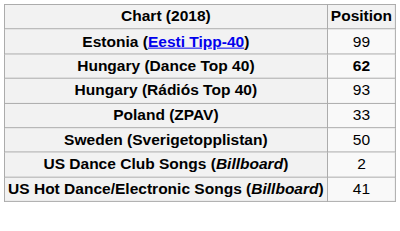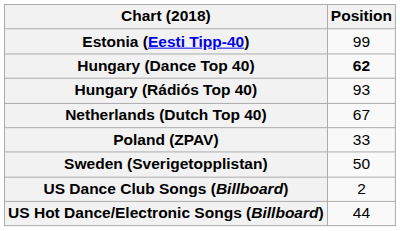+ row: (166, 115)
(361, 189) 41 -> (361, 213) 44
